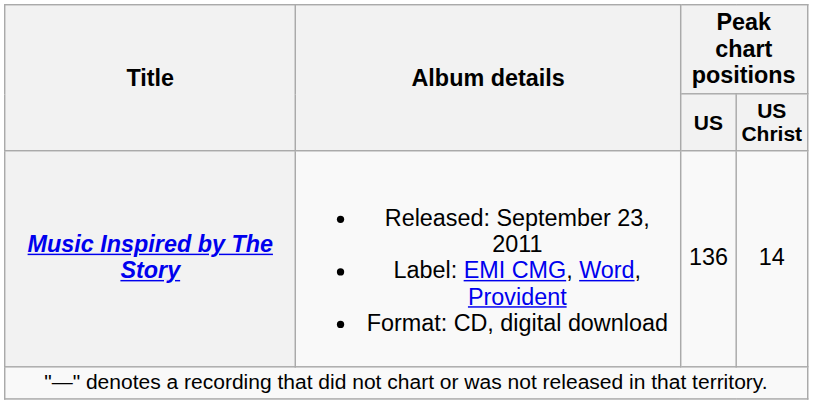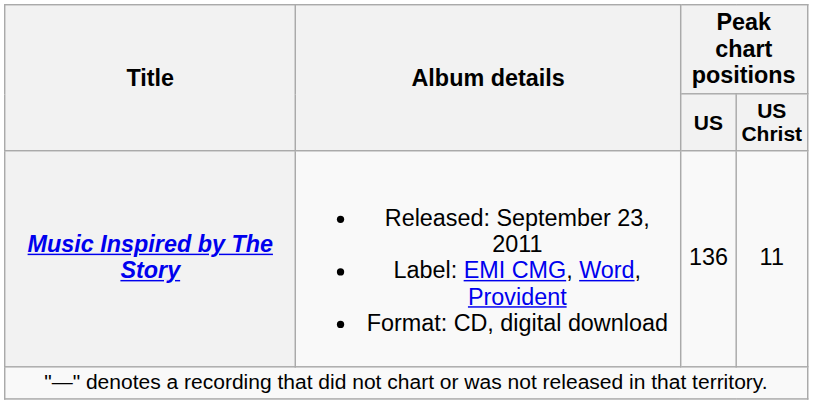(772, 258) 14 -> (772, 258) 11
